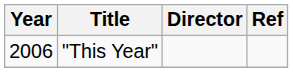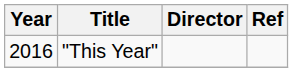(31, 51) 2006 -> (31, 51) 2016
